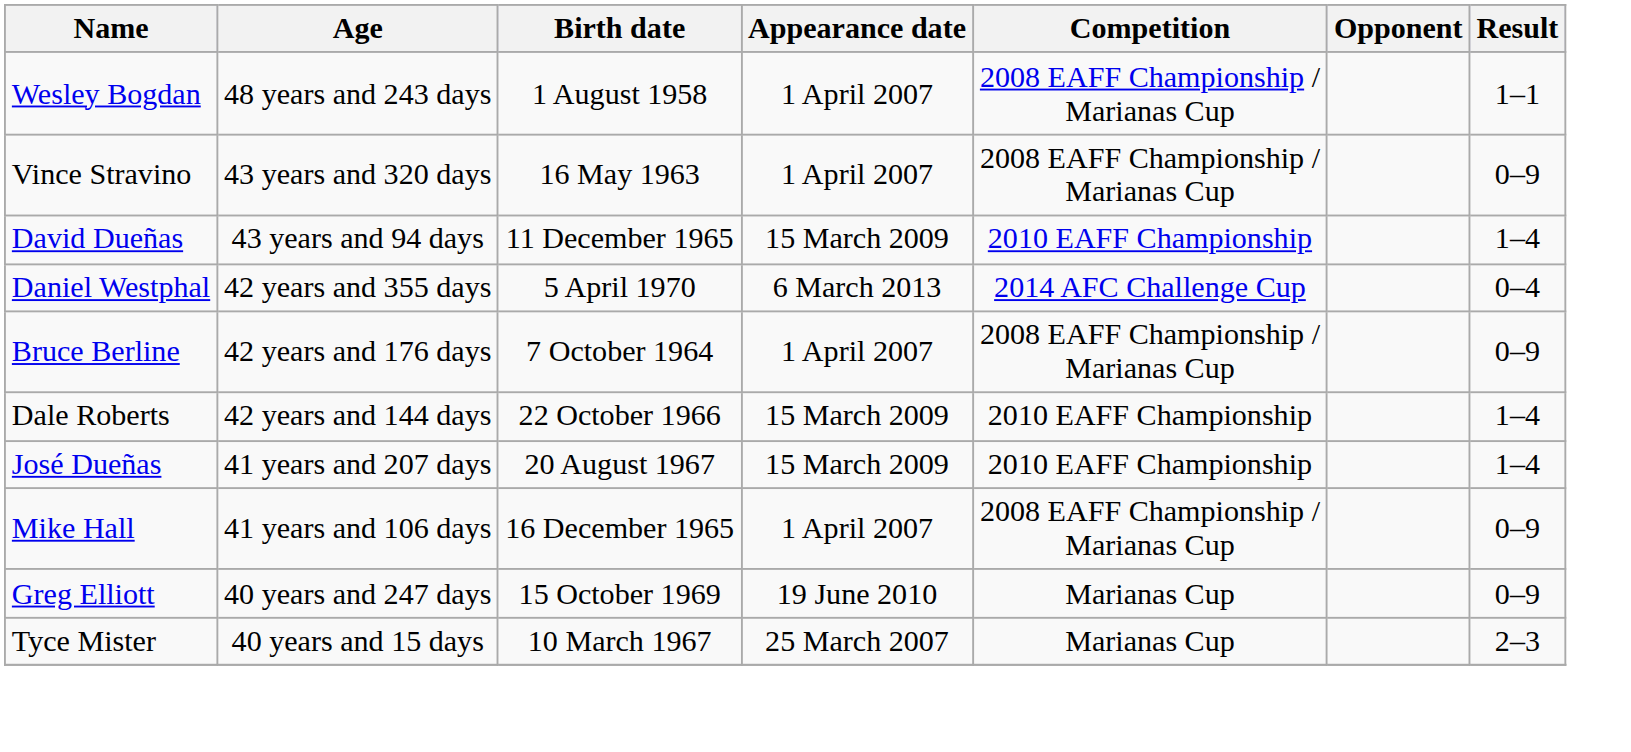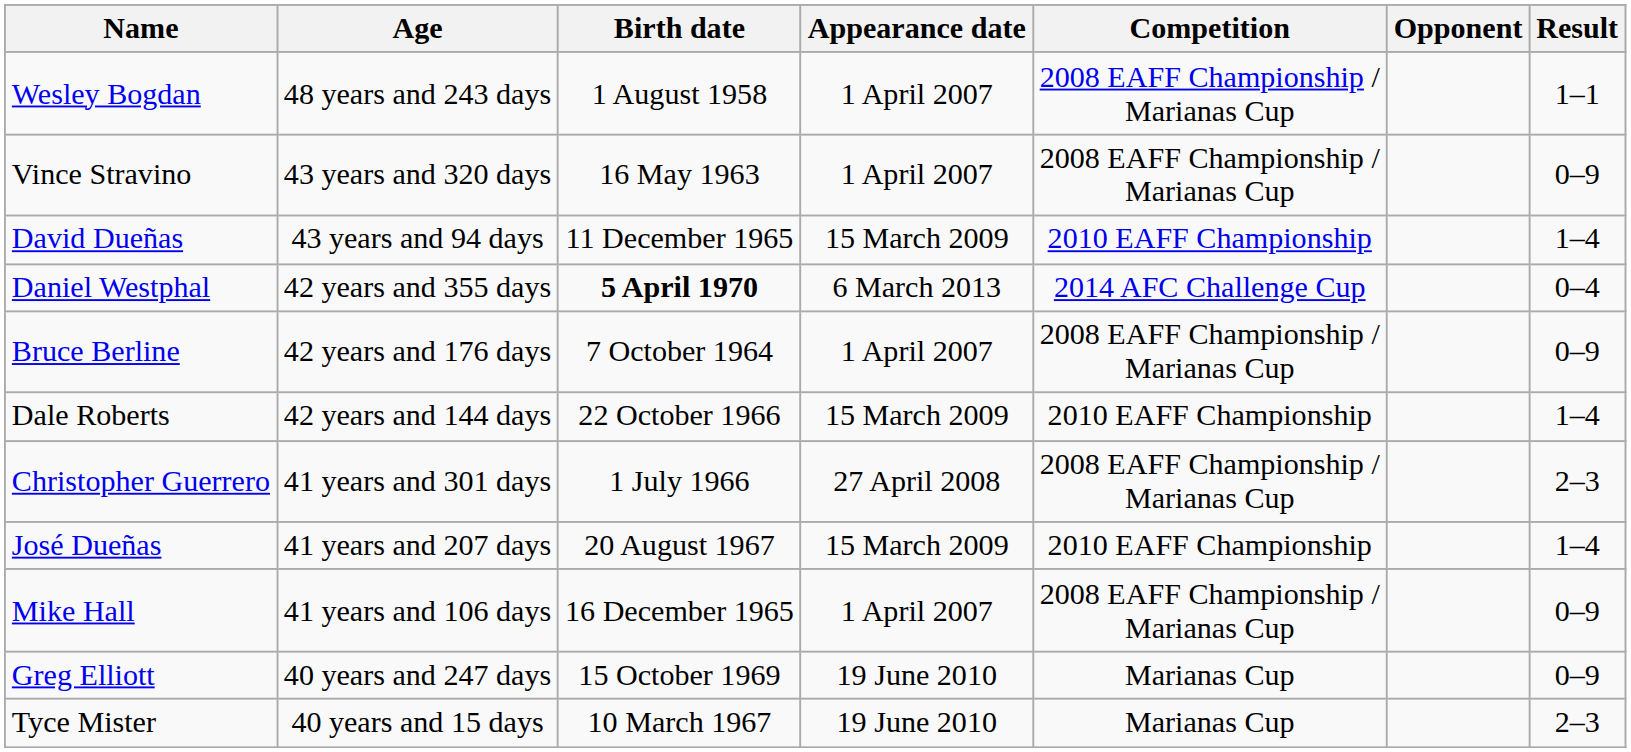(620, 286) normal -> (679, 286) bold
+ row: (141, 480)
(857, 640) 25 March 2007 -> (917, 722) 19 June 2010
